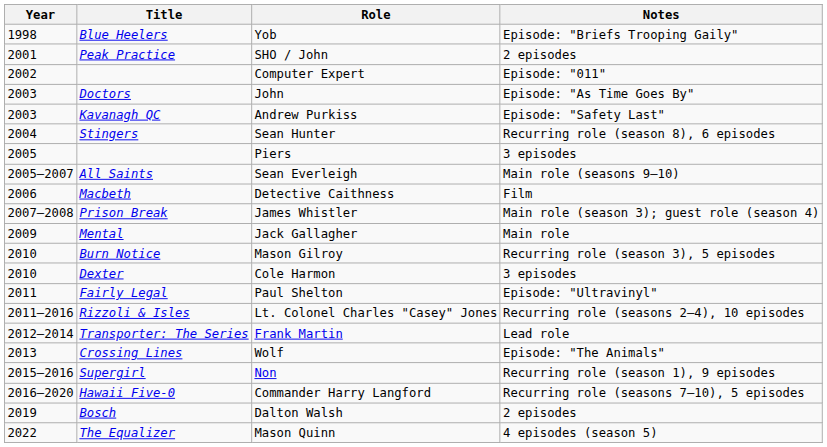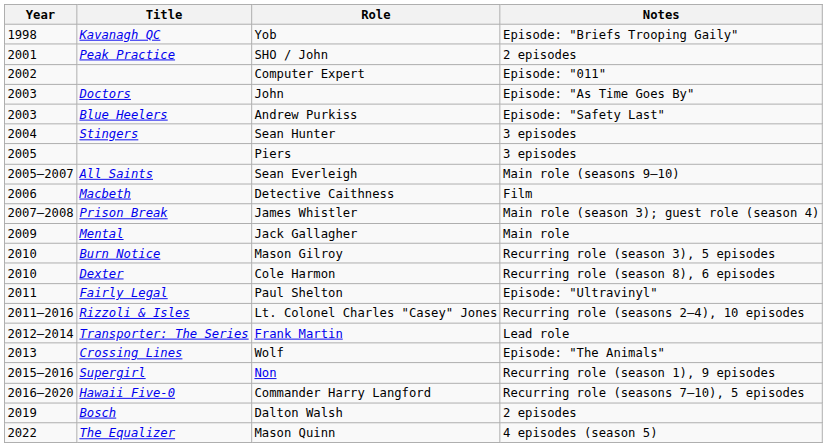(124, 34) Blue Heelers -> (120, 34) Kavanagh QC
(120, 114) Kavanagh QC -> (124, 114) Blue Heelers
(639, 134) Recurring role (season 8), 6 episodes -> (540, 134) 3 episodes
(540, 273) 3 episodes -> (639, 273) Recurring role (season 8), 6 episodes
